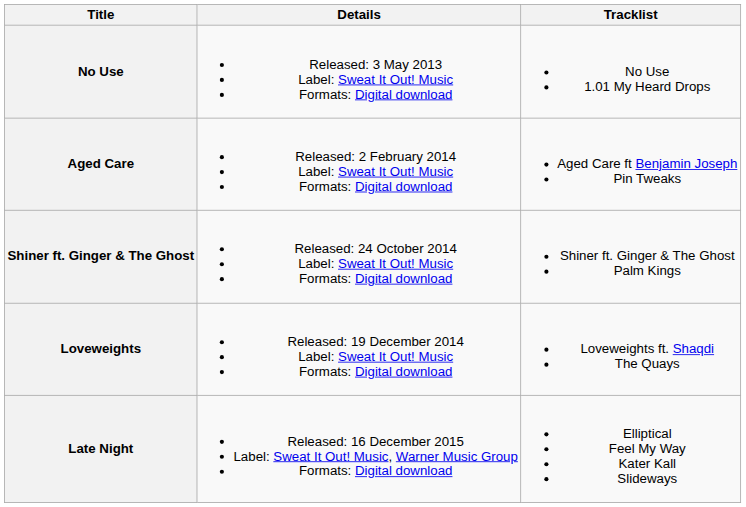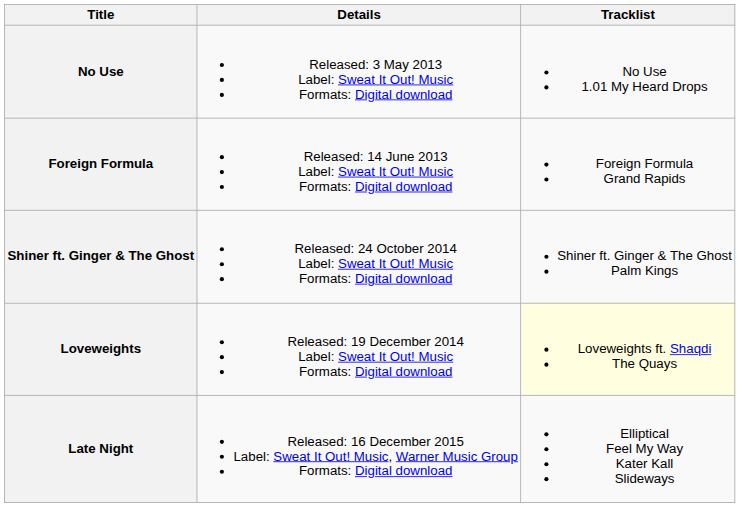+ row: (101, 164)
- row: (101, 164)
(631, 356) no background -> (628, 356) lightyellow background
